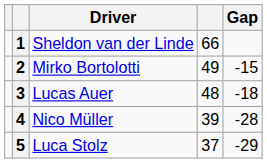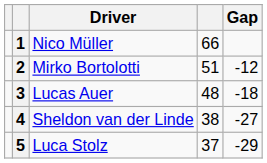(113, 43) Sheldon van der Linde -> (73, 43) Nico Müller
(210, 69) 49 -> (210, 69) 51
(247, 69) -15 -> (247, 69) -12
(73, 120) Nico Müller -> (113, 120) Sheldon van der Linde
(210, 120) 39 -> (210, 120) 38
(247, 120) -28 -> (247, 120) -27
